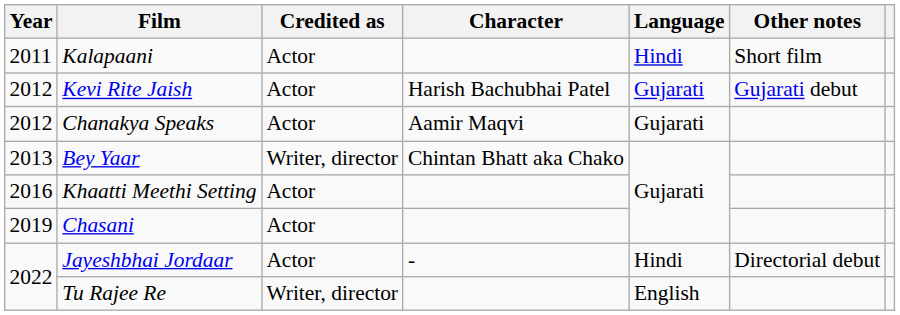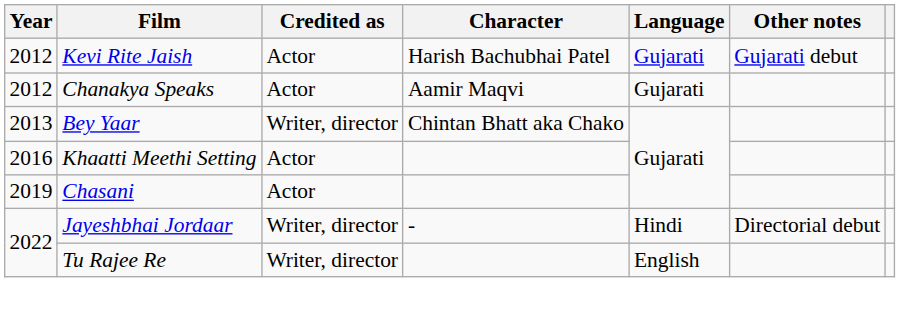- row: (108, 55)
(291, 259) Actor -> (332, 225) Writer, director
